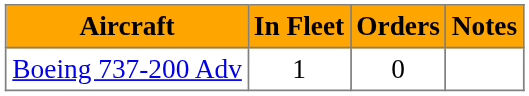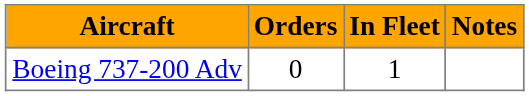columns swapped: (299, 25) <-> (398, 25)
